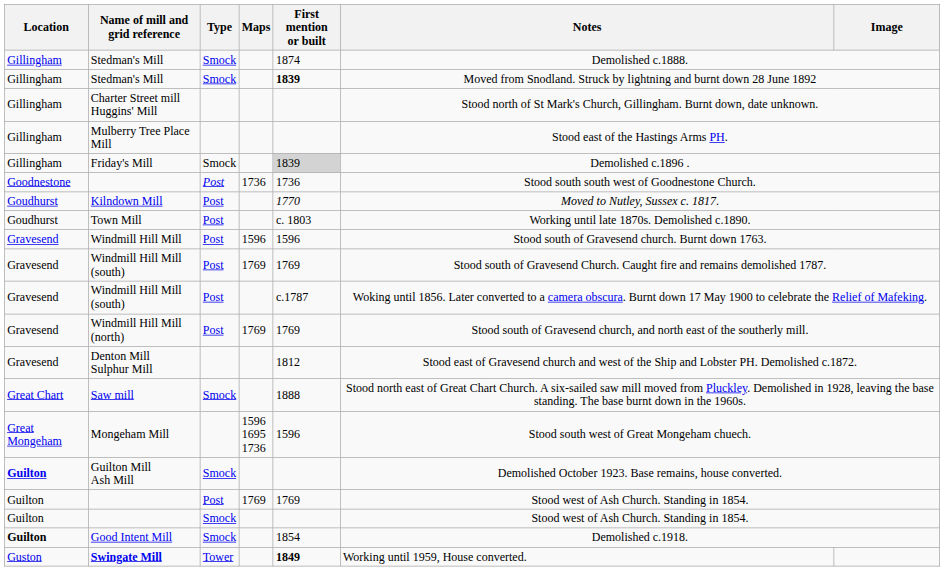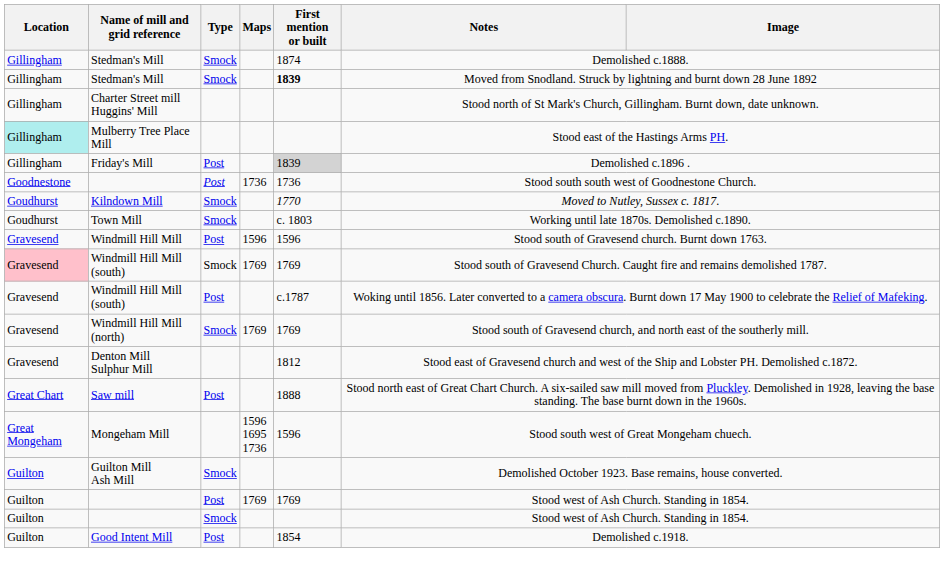(34, 137) no background -> (34, 137) paleturquoise background
(219, 163) Smock -> (214, 163) Post
(213, 201) Post -> (220, 201) Smock
(213, 220) Post -> (220, 220) Smock
(33, 265) no background -> (33, 265) pink background
(213, 265) Post -> (220, 265) Smock
(213, 330) Post -> (220, 330) Smock
(219, 395) Smock -> (214, 395) Post
(27, 473) bold -> (25, 473) normal
(27, 537) bold -> (25, 537) normal
(219, 537) Smock -> (214, 537) Post
- row: (126, 556)
